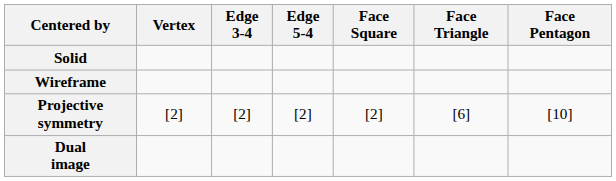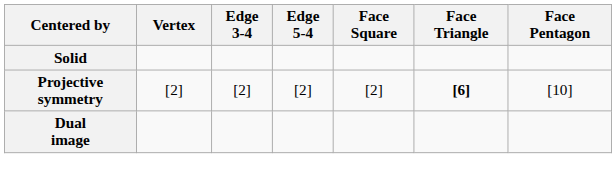- row: (70, 81)
(461, 114) normal -> (461, 90) bold
